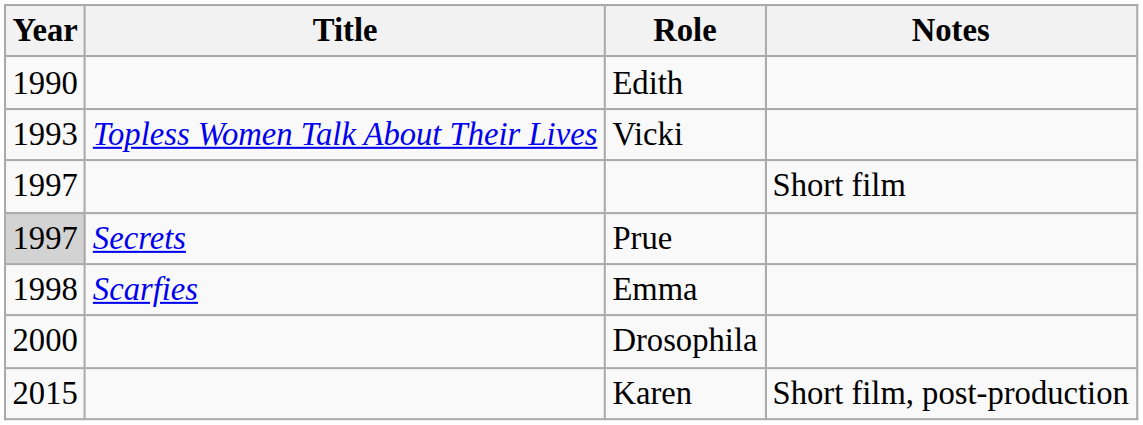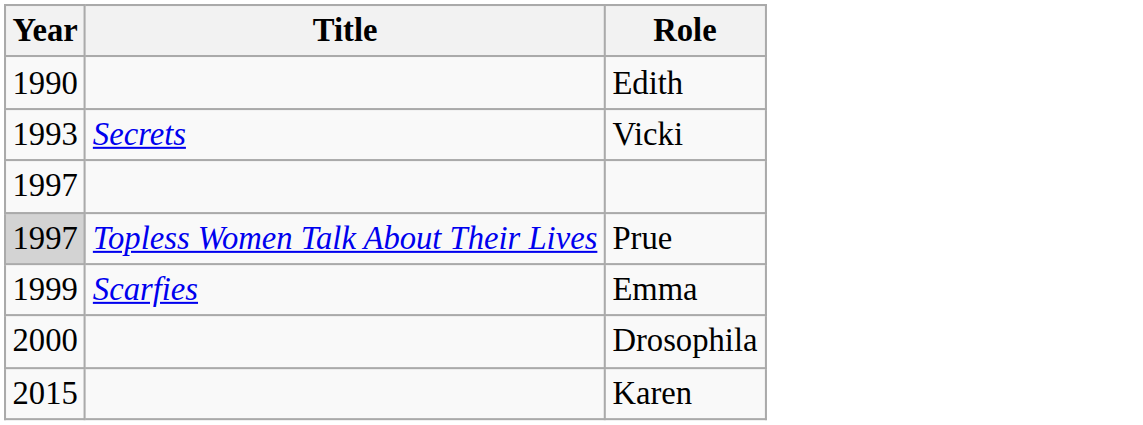- column: (951, 30)
(345, 133) Topless Women Talk About Their Lives -> (139, 133) Secrets
(139, 237) Secrets -> (345, 237) Topless Women Talk About Their Lives
(45, 289) 1998 -> (45, 289) 1999
